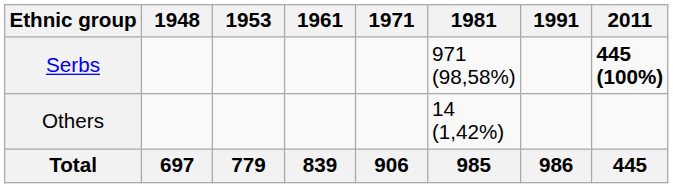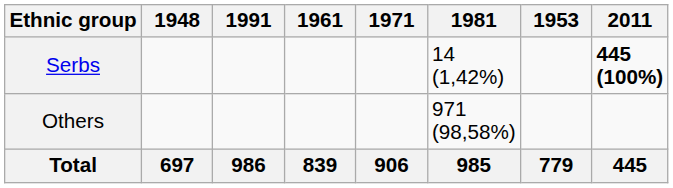columns swapped: (249, 20) <-> (556, 20)
(474, 65) 971 (98,58%) -> (468, 65) 14 (1,42%)
(468, 121) 14 (1,42%) -> (474, 121) 971 (98,58%)
